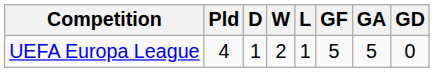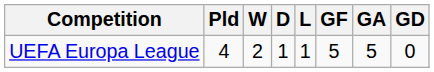columns swapped: (281, 20) <-> (255, 20)
